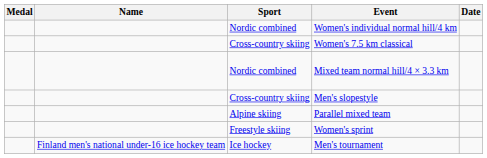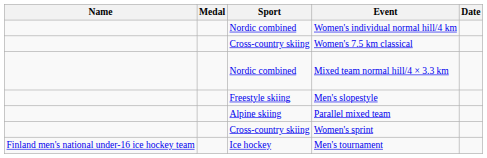columns swapped: (20, 12) <-> (131, 12)
(270, 98) Cross-country skiing -> (260, 98) Freestyle skiing
(260, 129) Freestyle skiing -> (270, 129) Cross-country skiing
